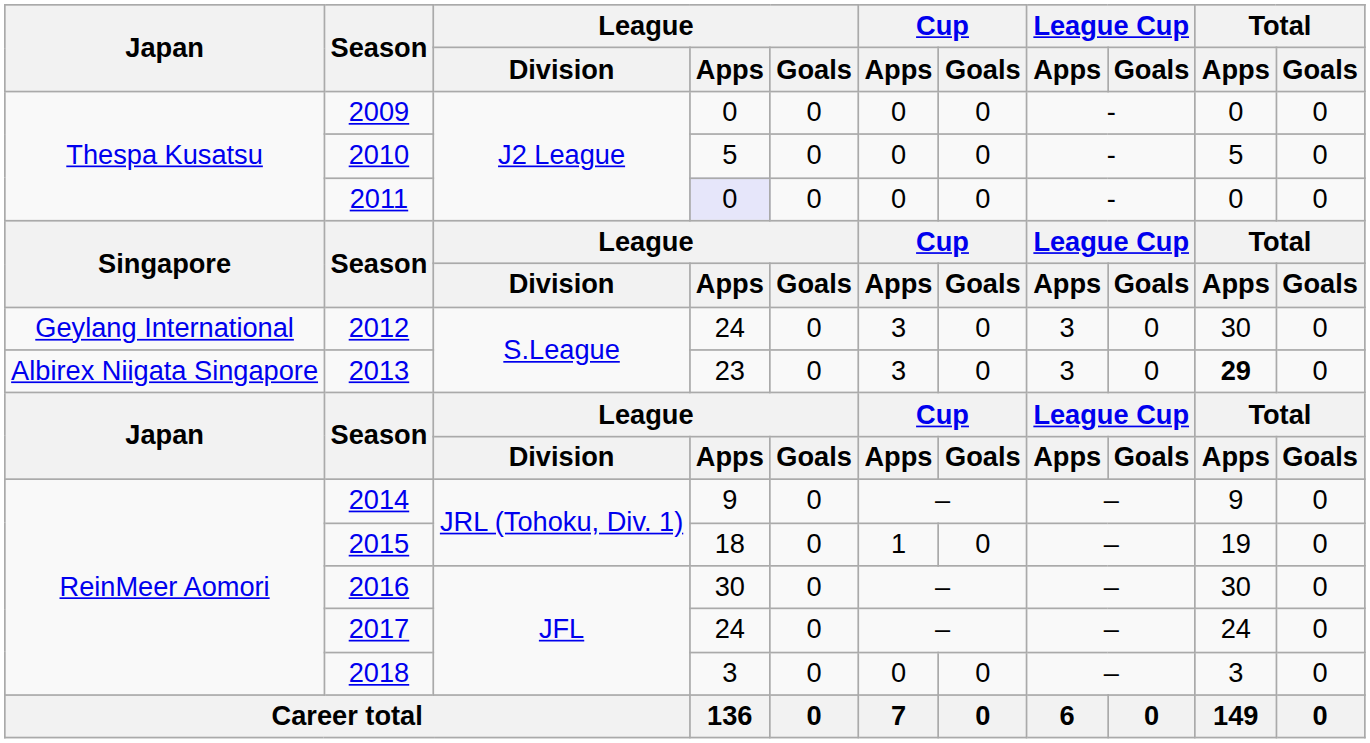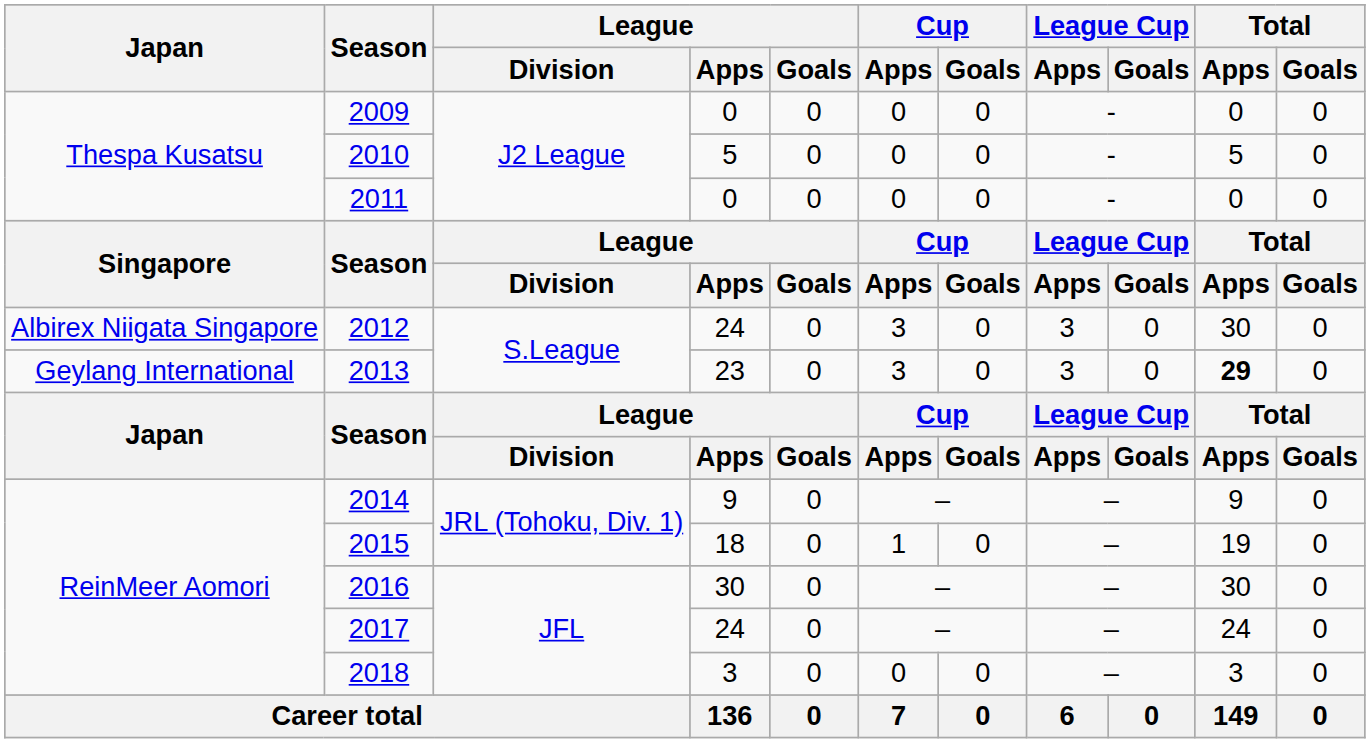(730, 198) lavender background -> (730, 198) no background
(165, 328) Geylang International -> (165, 328) Albirex Niigata Singapore
(165, 371) Albirex Niigata Singapore -> (165, 371) Geylang International
